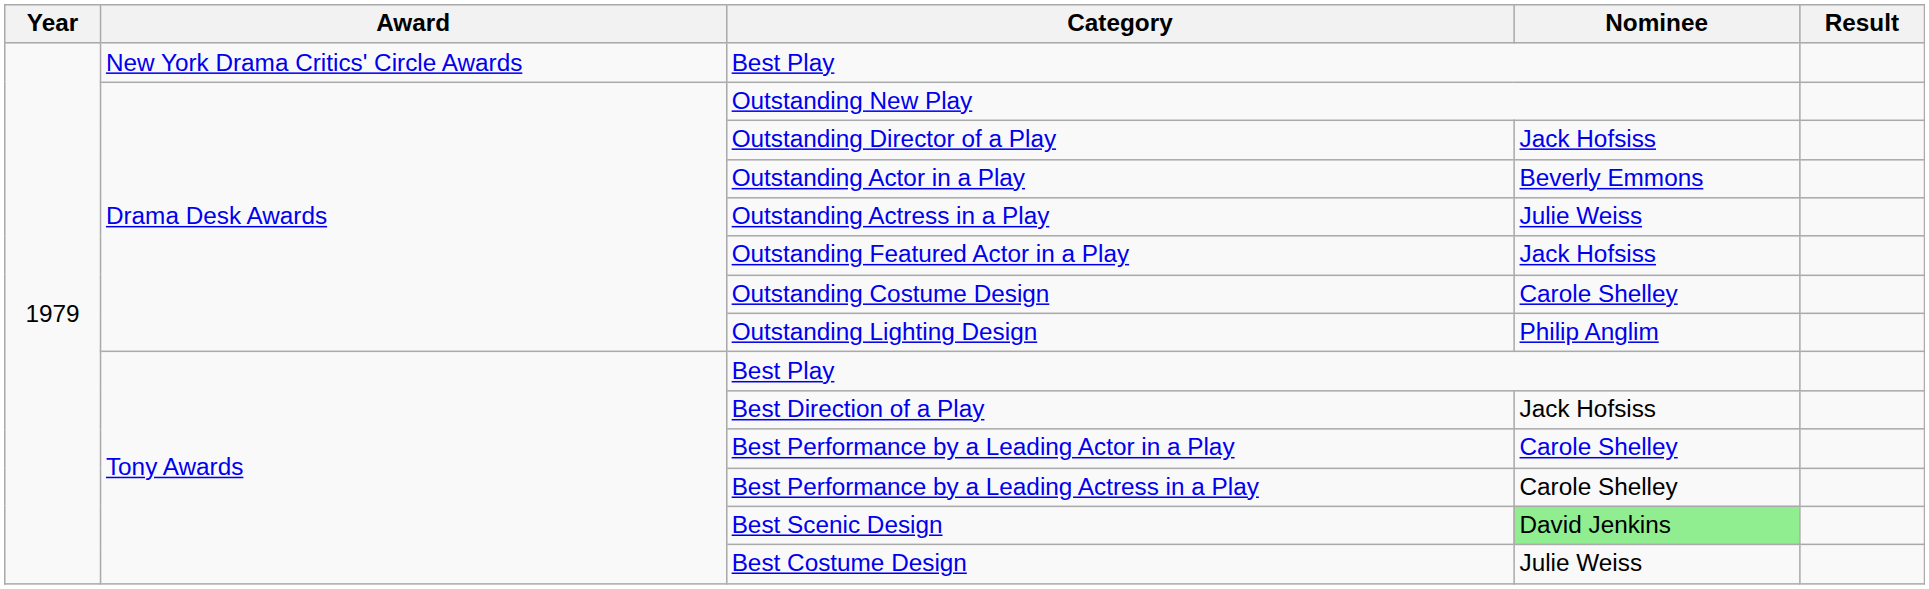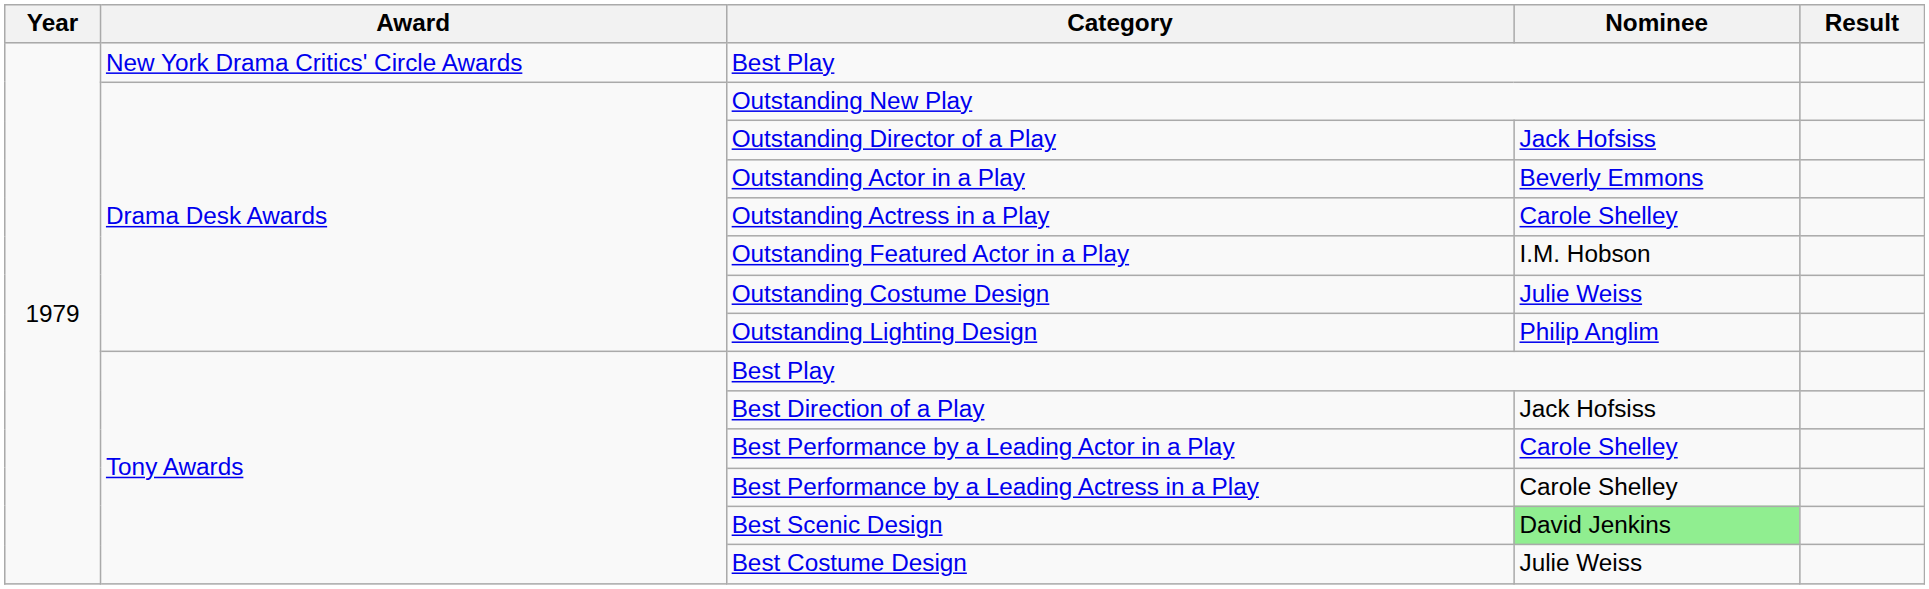(1581, 216) Julie Weiss -> (1599, 216) Carole Shelley
(1588, 255) Jack Hofsiss -> (1585, 255) I.M. Hobson
(1599, 293) Carole Shelley -> (1581, 293) Julie Weiss
